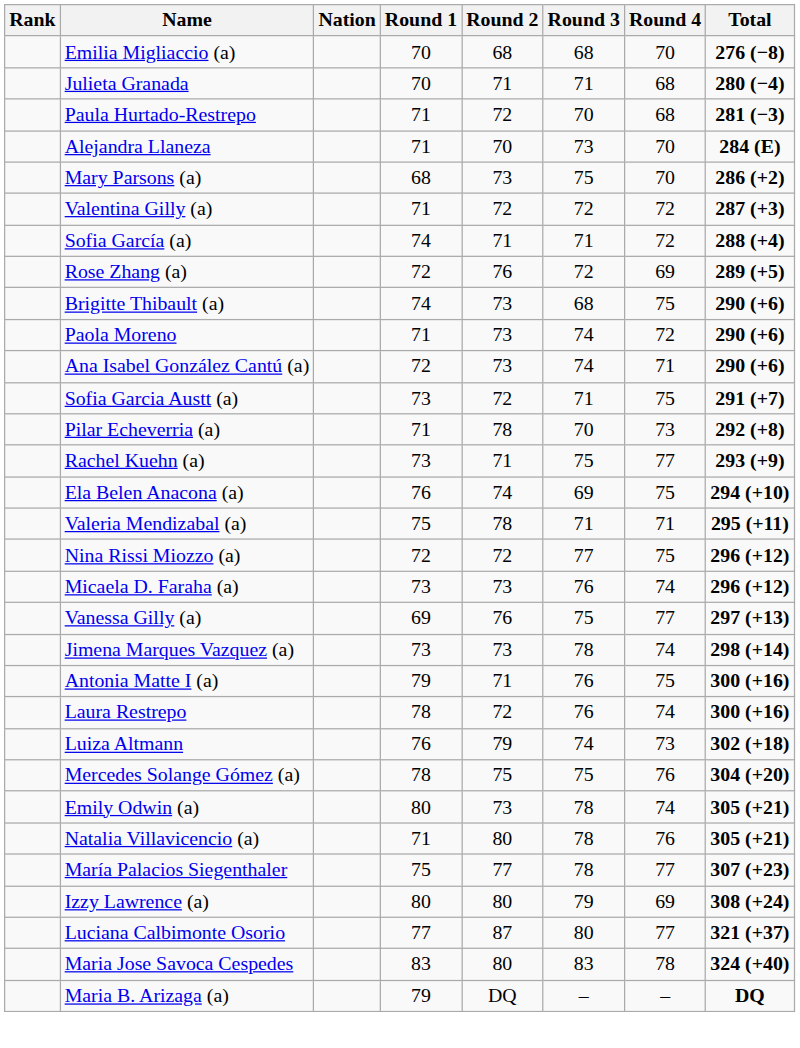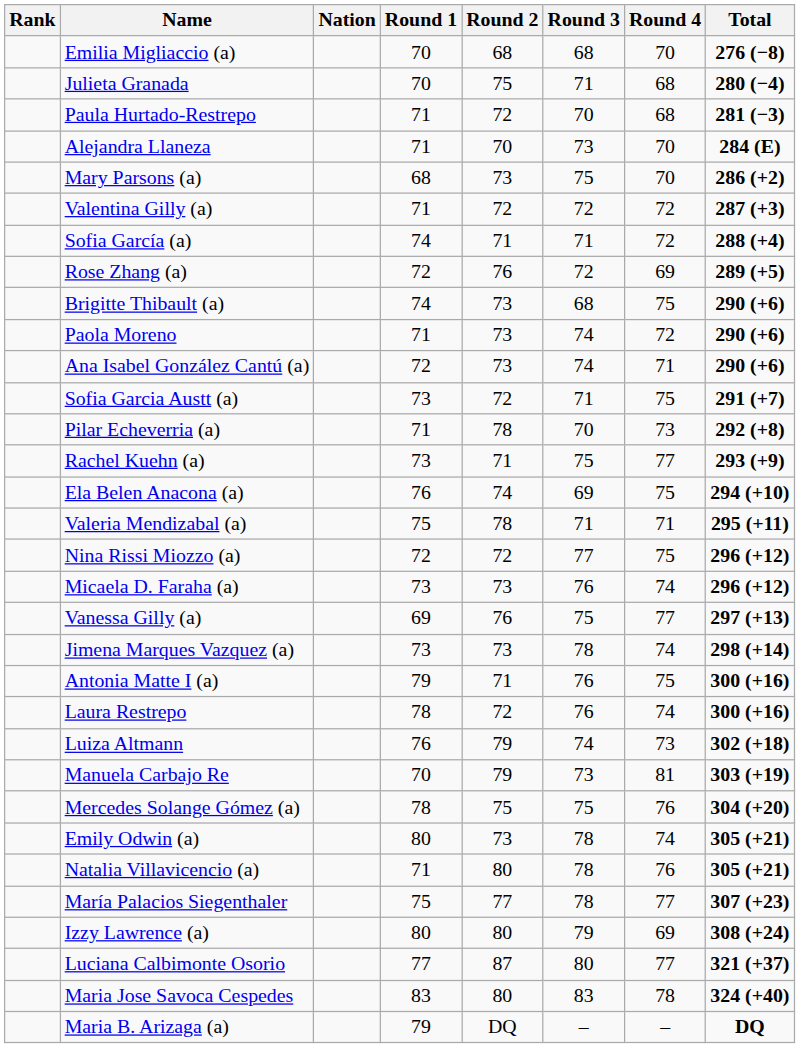(502, 83) 71 -> (502, 83) 75
+ row: (147, 775)
